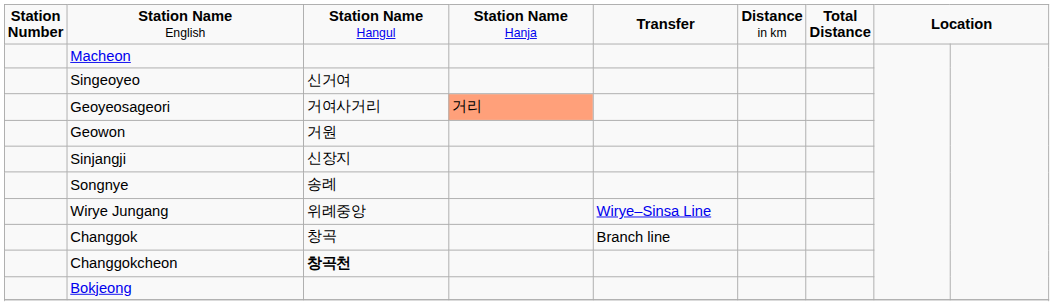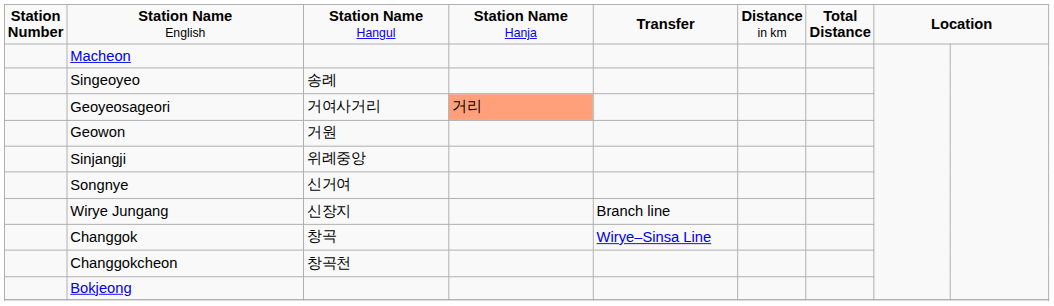(329, 80) 신거여 -> (322, 80) 송례
(329, 158) 신장지 -> (336, 158) 위례중앙
(322, 184) 송례 -> (329, 184) 신거여
(336, 210) 위례중앙 -> (329, 210) 신장지
(654, 211) Wirye–Sinsa Line -> (633, 211) Branch line
(633, 237) Branch line -> (654, 237) Wirye–Sinsa Line
(329, 263) bold -> (329, 263) normal
